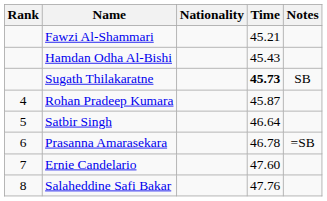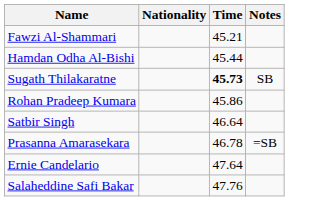- column: (23, 15)
(265, 57) 45.43 -> (228, 57) 45.44
(265, 100) 45.87 -> (228, 100) 45.86
(265, 164) 47.60 -> (228, 164) 47.64
